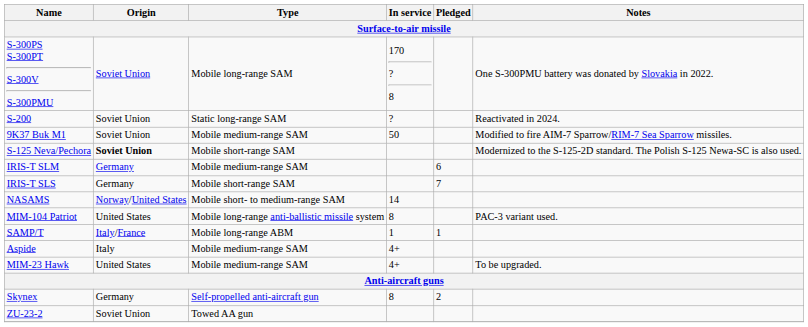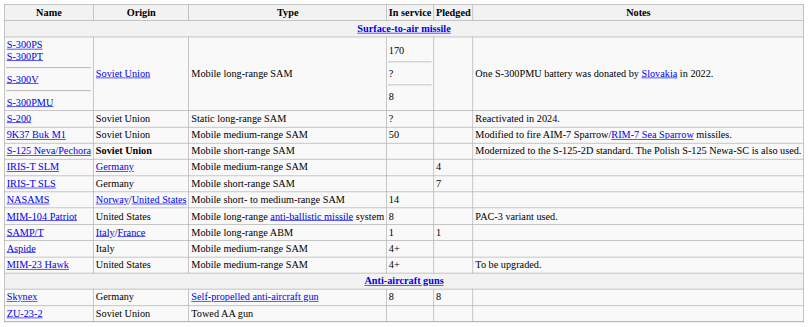(439, 167) 6 -> (439, 167) 4
(439, 297) 2 -> (439, 297) 8
